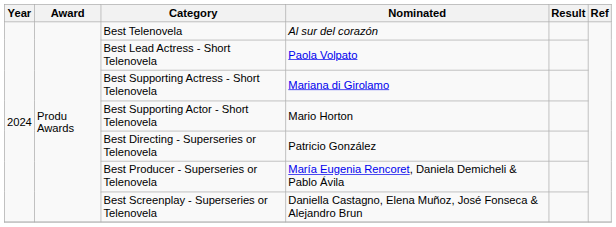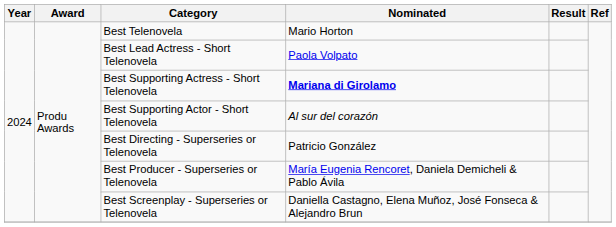(333, 31) Al sur del corazón -> (321, 31) Mario Horton
(339, 85) normal -> (342, 85) bold
(321, 115) Mario Horton -> (333, 115) Al sur del corazón
